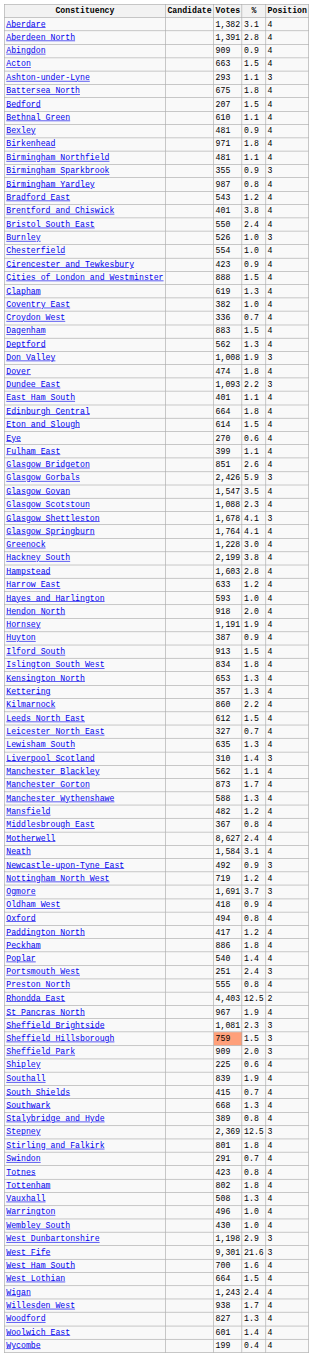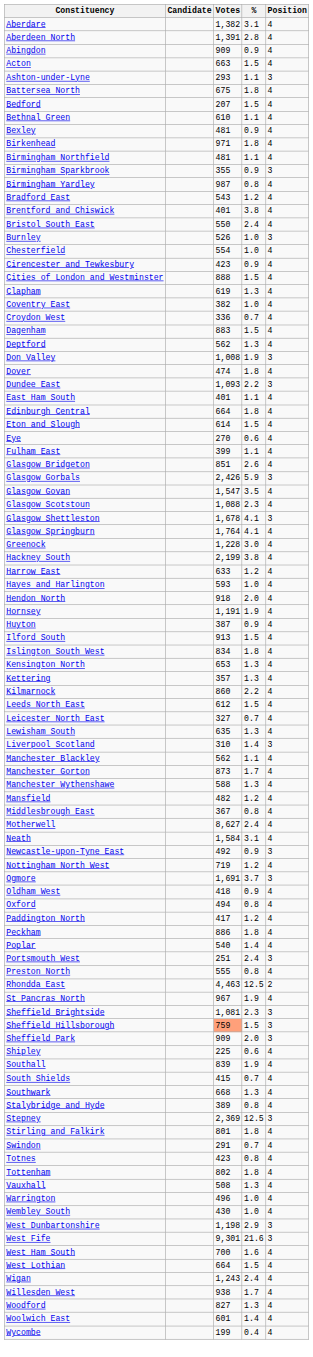- row: (28, 572)
(228, 999) 4,403 -> (228, 985) 4,463
